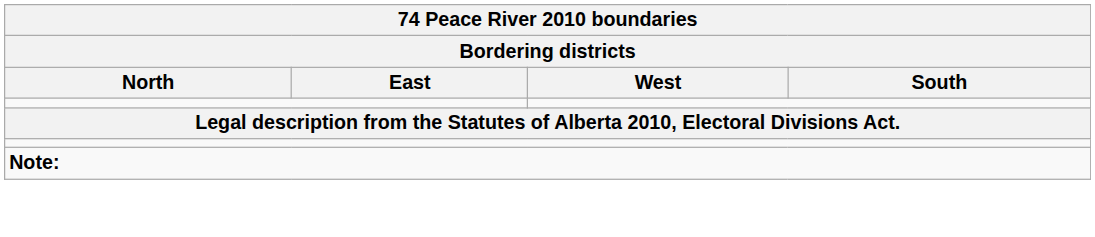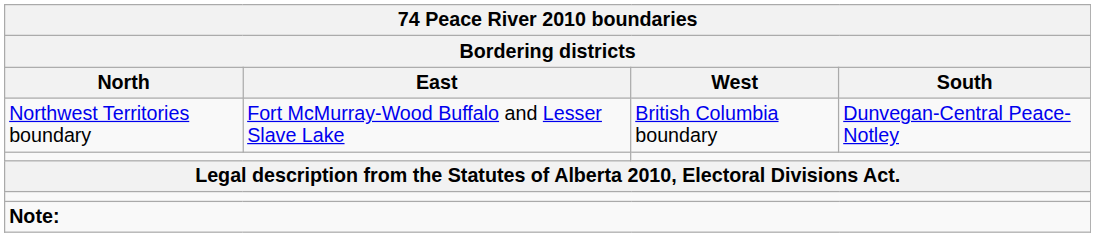+ row: (99, 124)
